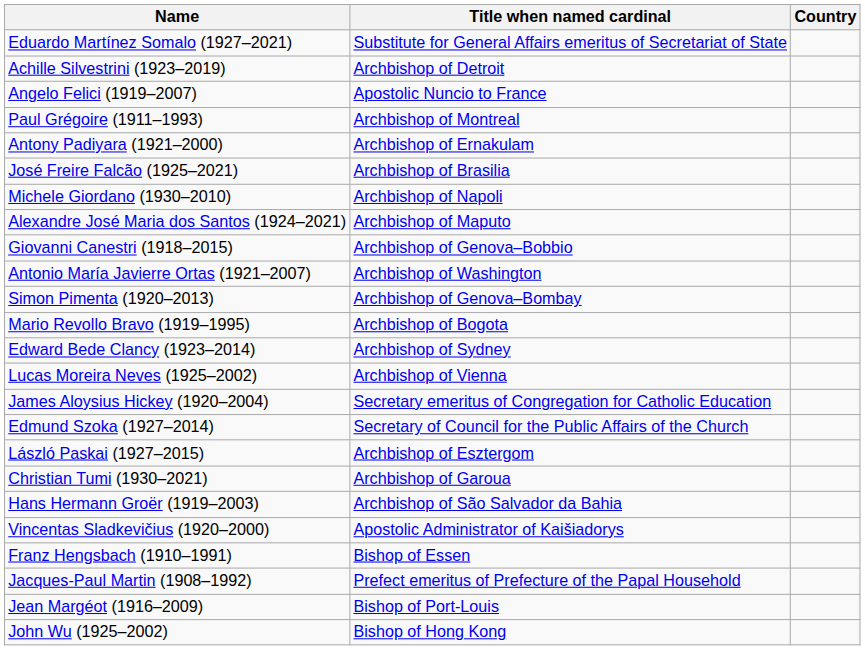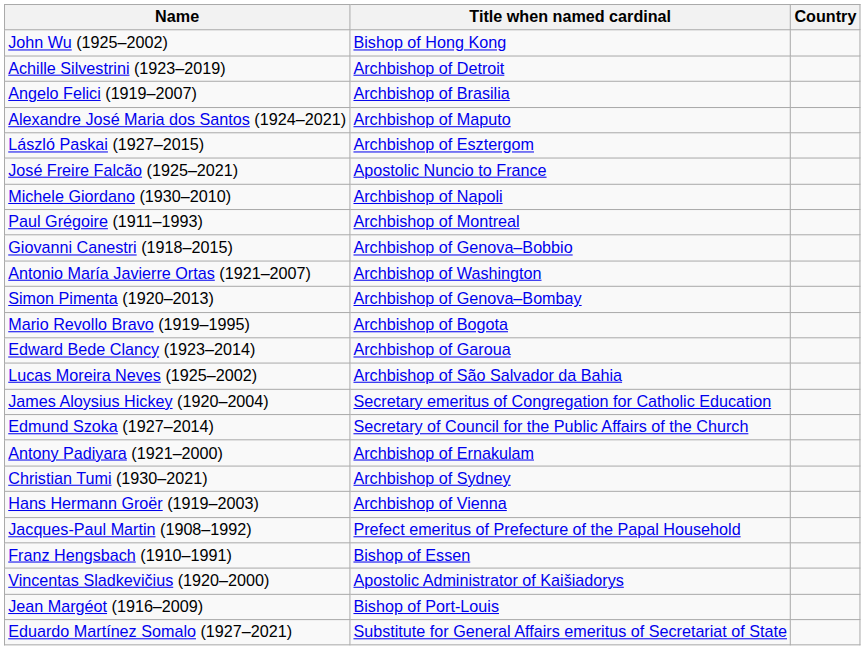rows swapped: (150, 42) <-> (88, 632)
(450, 94) Apostolic Nuncio to France -> (432, 94) Archbishop of Brasilia
rows swapped: (106, 119) <-> (177, 222)
rows swapped: (116, 145) <-> (106, 453)
(432, 171) Archbishop of Brasilia -> (450, 171) Apostolic Nuncio to France
(432, 350) Archbishop of Sydney -> (432, 350) Archbishop of Garoua
(430, 376) Archbishop of Vienna -> (488, 376) Archbishop of São Salvador da Bahia
(432, 478) Archbishop of Garoua -> (432, 478) Archbishop of Sydney
(488, 504) Archbishop of São Salvador da Bahia -> (430, 504) Archbishop of Vienna
rows swapped: (130, 581) <-> (139, 529)
